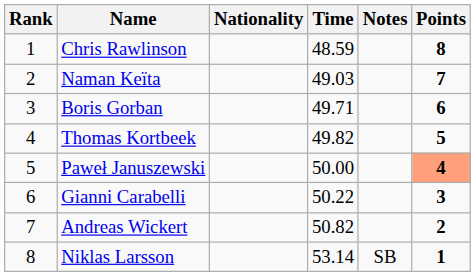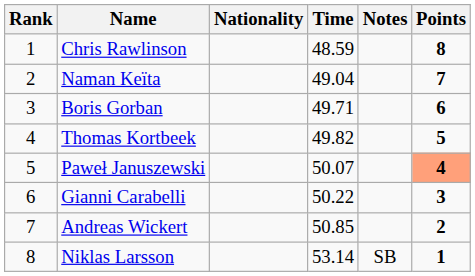(333, 78) 49.03 -> (333, 78) 49.04
(333, 167) 50.00 -> (333, 167) 50.07
(333, 227) 50.82 -> (333, 227) 50.85
